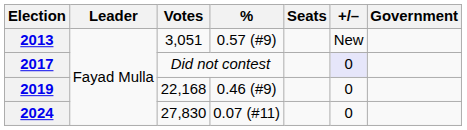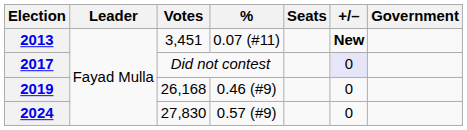(184, 40) 3,051 -> (184, 40) 3,451
(247, 40) 0.57 (#9) -> (247, 40) 0.07 (#11)
(349, 40) normal -> (349, 40) bold
(184, 88) 22,168 -> (184, 88) 26,168
(247, 112) 0.07 (#11) -> (247, 112) 0.57 (#9)
